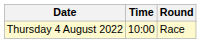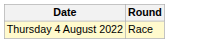- column: (141, 13)
